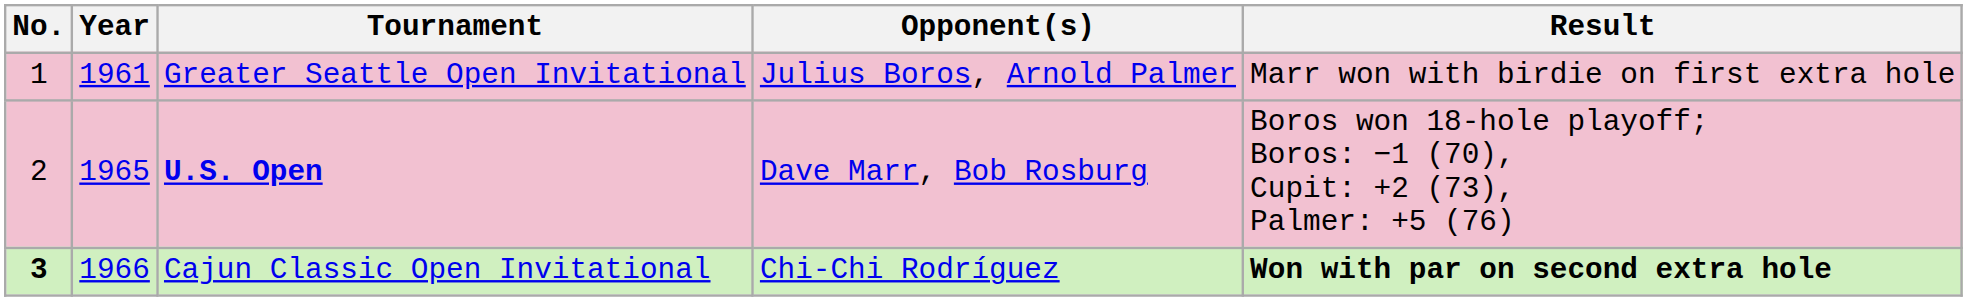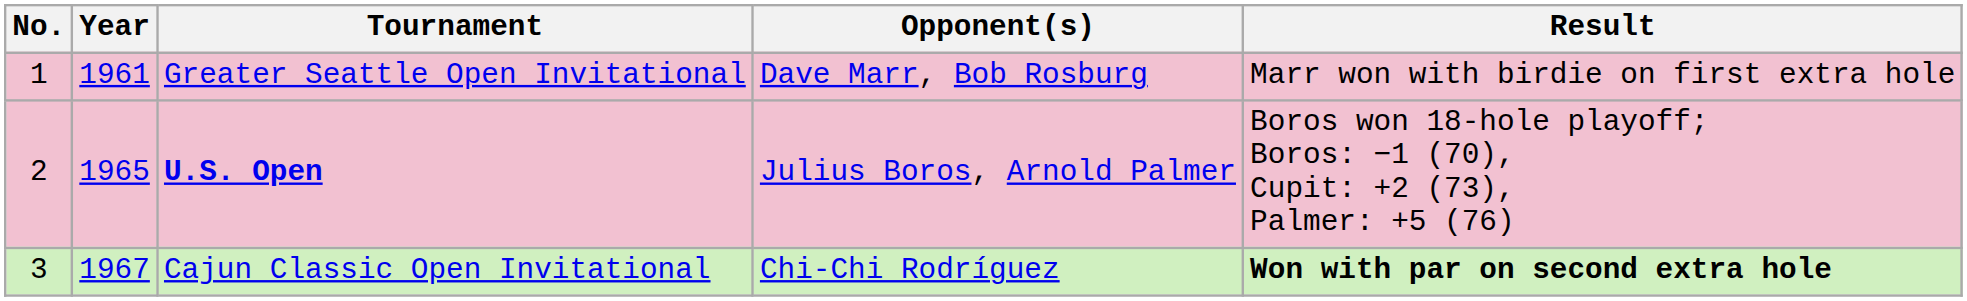(998, 77) Julius Boros, Arnold Palmer -> (954, 77) Dave Marr, Bob Rosburg
(954, 174) Dave Marr, Bob Rosburg -> (998, 174) Julius Boros, Arnold Palmer
(39, 272) bold -> (39, 272) normal
(115, 272) 1966 -> (115, 272) 1967
